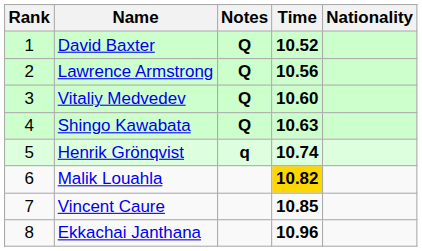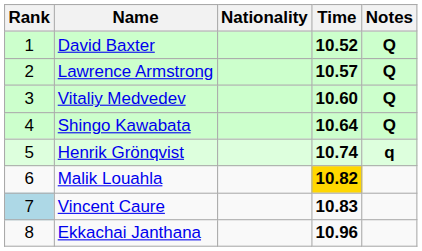columns swapped: (370, 17) <-> (245, 17)
(297, 71) 10.56 -> (337, 71) 10.57
(297, 125) 10.63 -> (337, 125) 10.64
(29, 206) no background -> (29, 206) lightblue background
(297, 206) 10.85 -> (337, 206) 10.83
